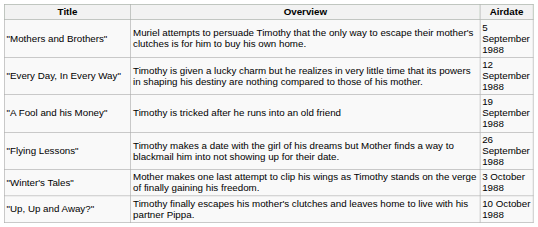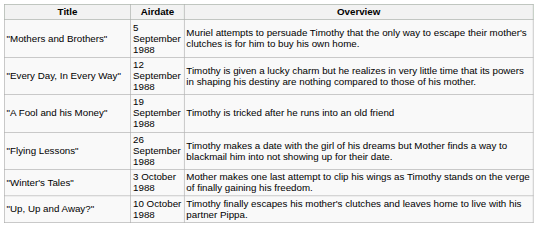columns swapped: (507, 12) <-> (305, 12)
